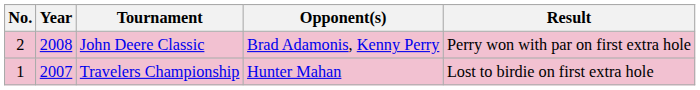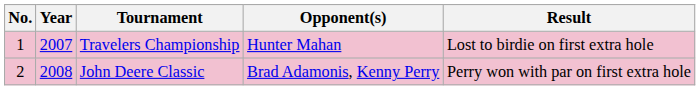rows swapped: (160, 71) <-> (142, 44)
